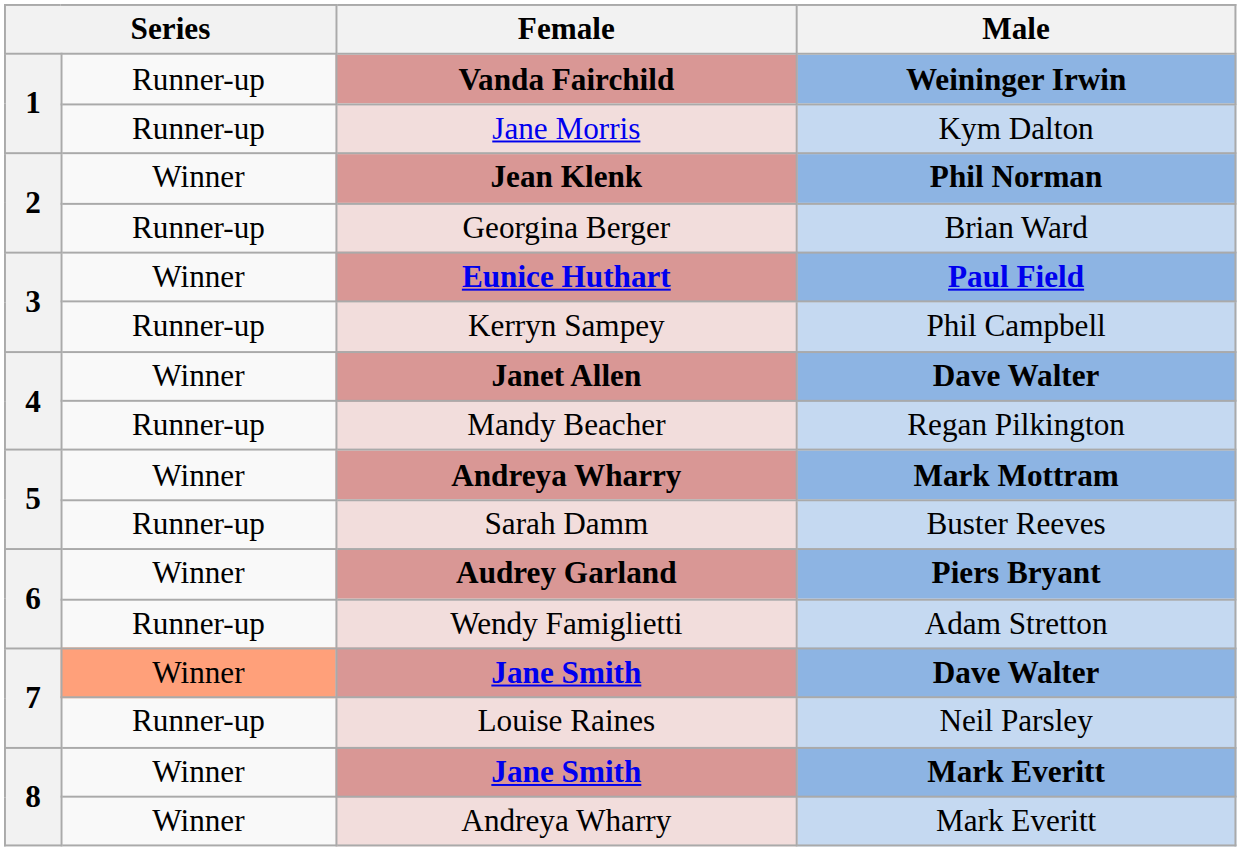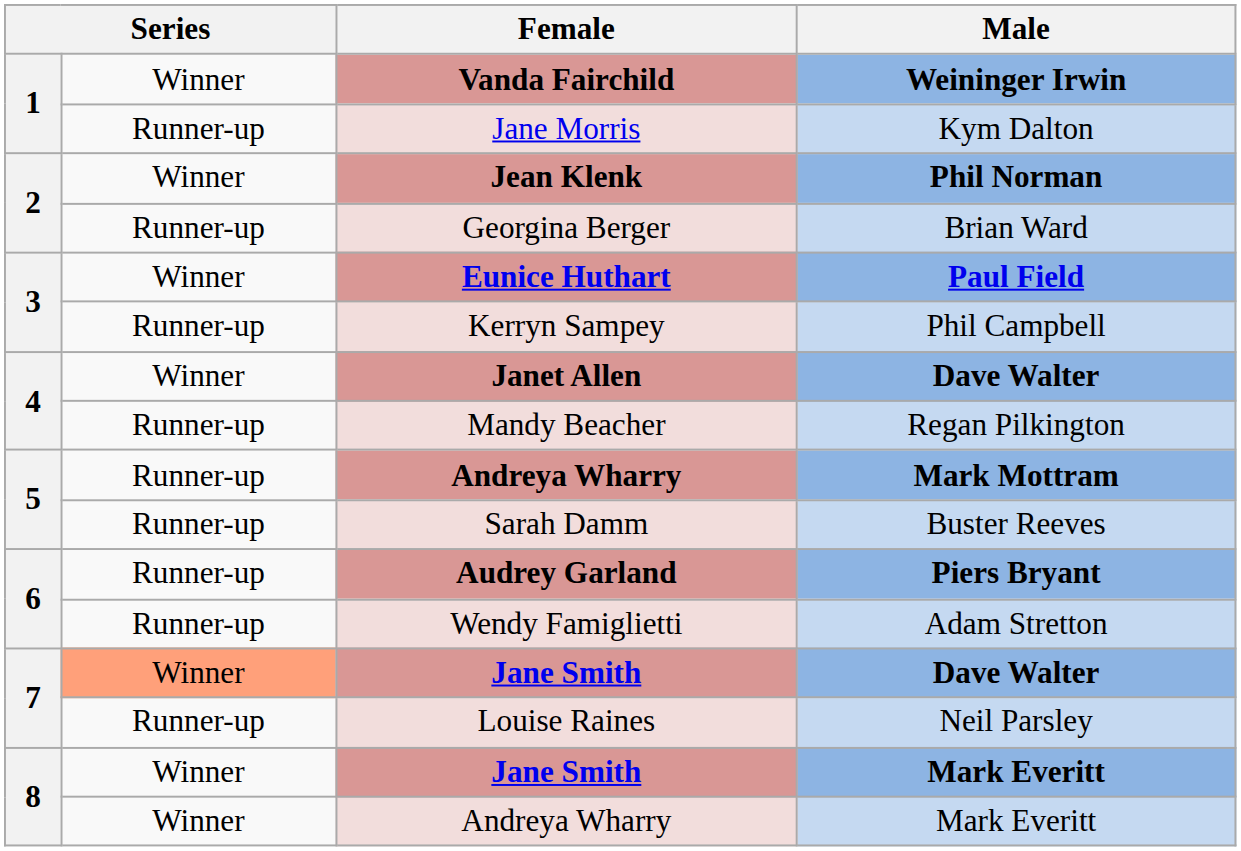(198, 78) Runner-up -> (198, 78) Winner
(198, 474) Winner -> (198, 474) Runner-up
(198, 573) Winner -> (198, 573) Runner-up
